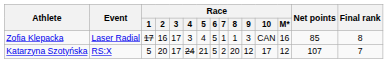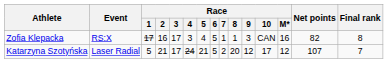(116, 38) Laser Radial -> (102, 38) RS:X
(315, 38) 85 -> (315, 38) 82
(102, 52) RS:X -> (116, 52) Laser Radial
(162, 52) 20 -> (162, 52) 21
